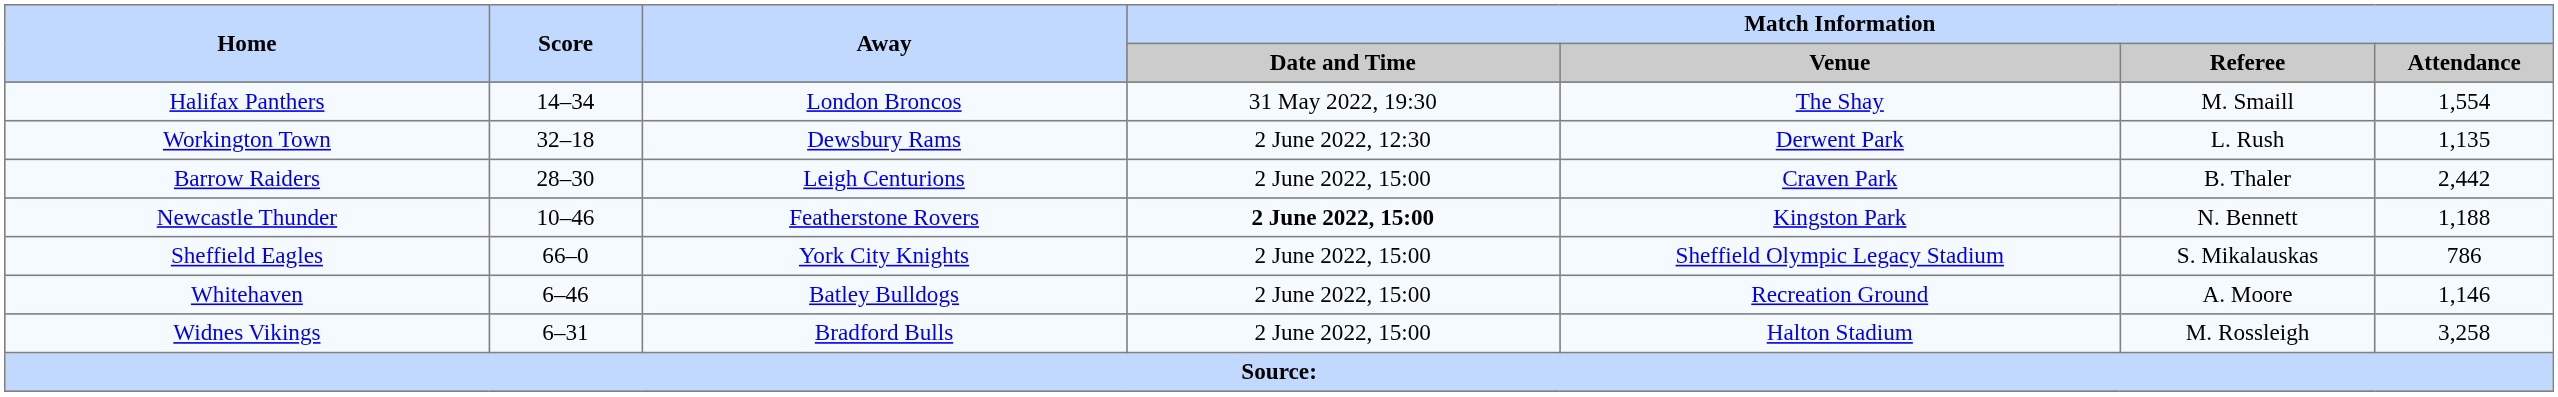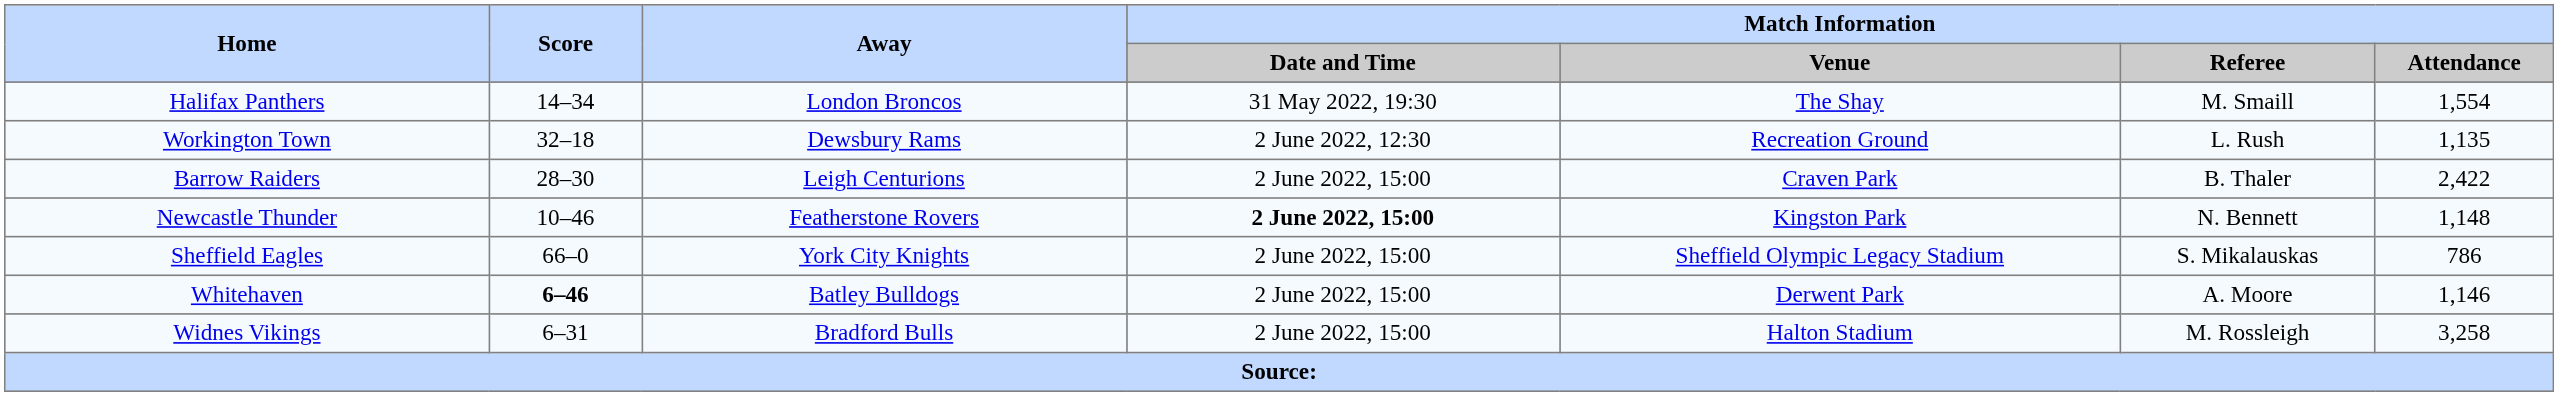(1840, 139) Derwent Park -> (1840, 139) Recreation Ground
(2464, 178) 2,442 -> (2464, 178) 2,422
(2464, 217) 1,188 -> (2464, 217) 1,148
(565, 294) normal -> (565, 294) bold
(1840, 294) Recreation Ground -> (1840, 294) Derwent Park
